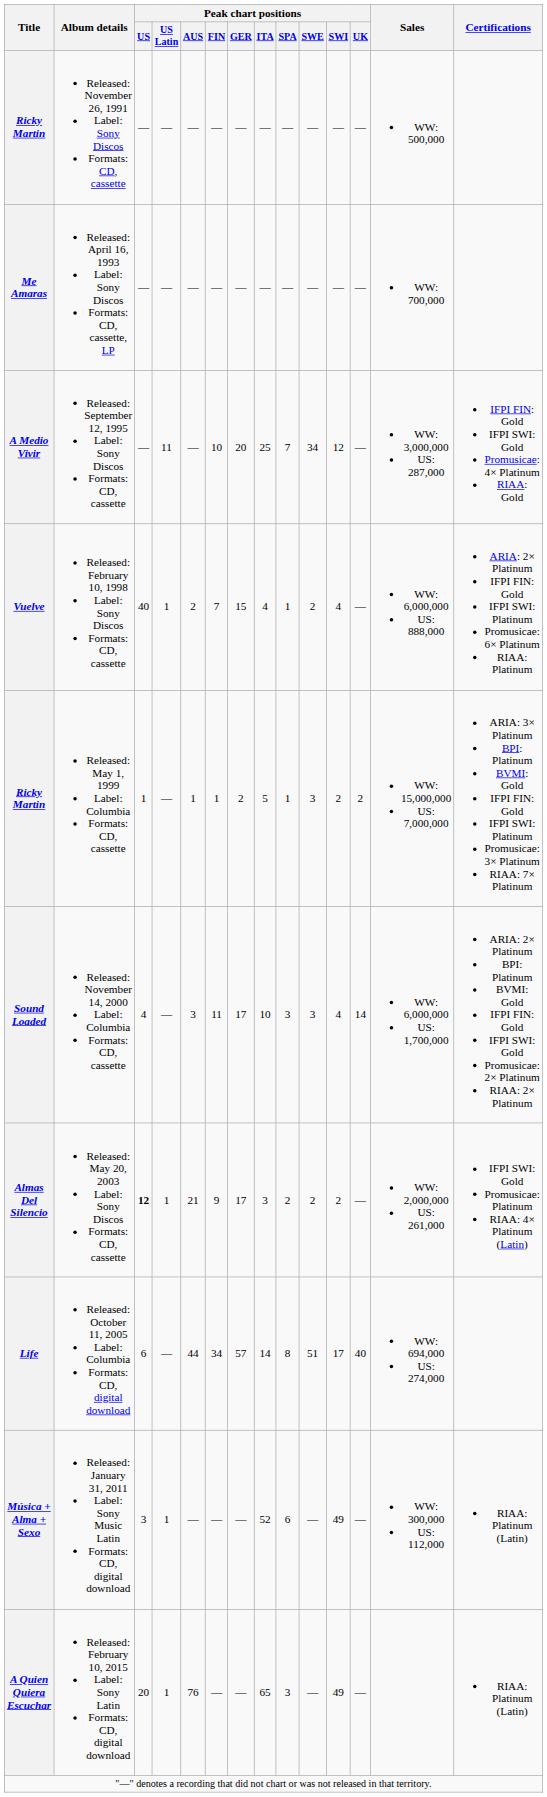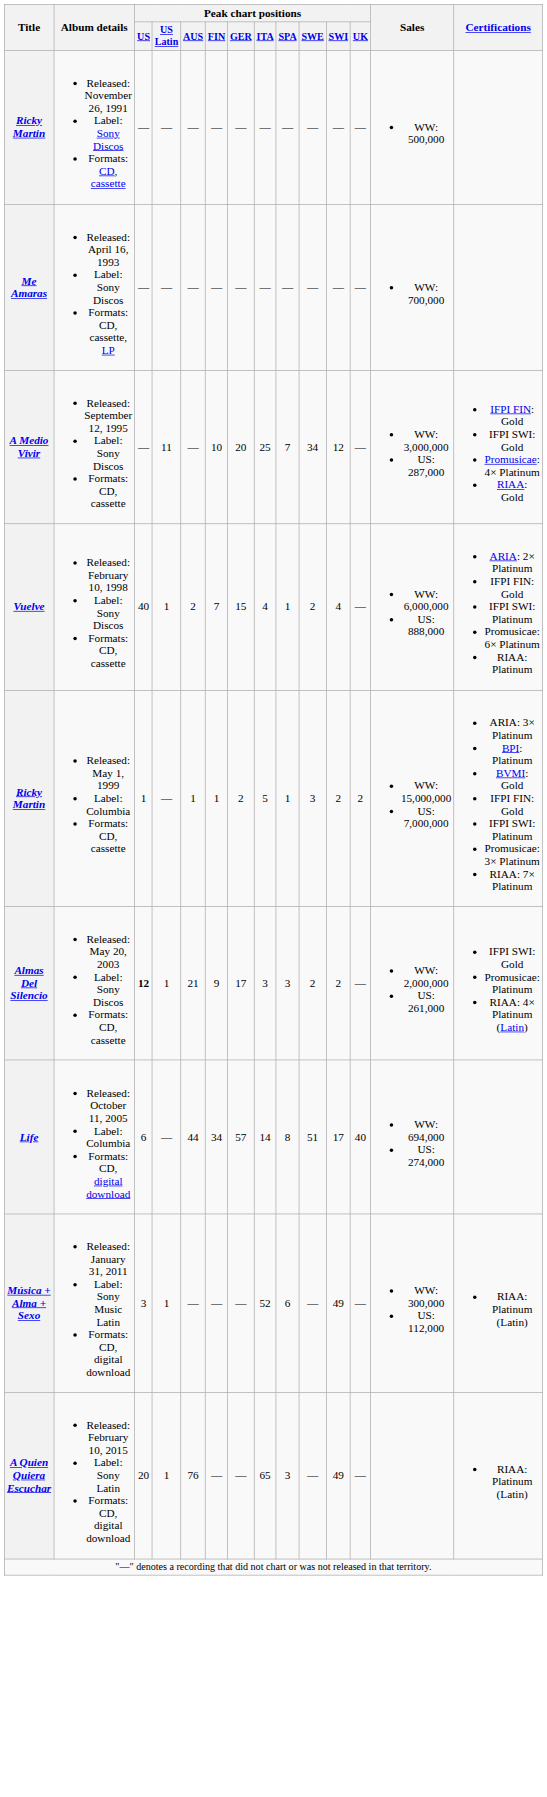- row: (29, 1015)
(288, 1200) 2 -> (288, 983) 3
